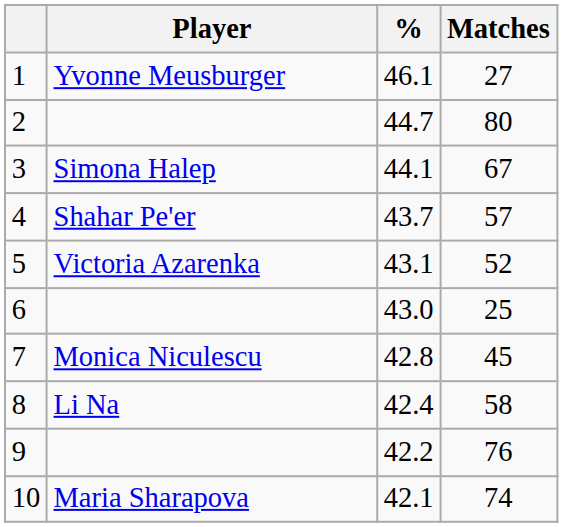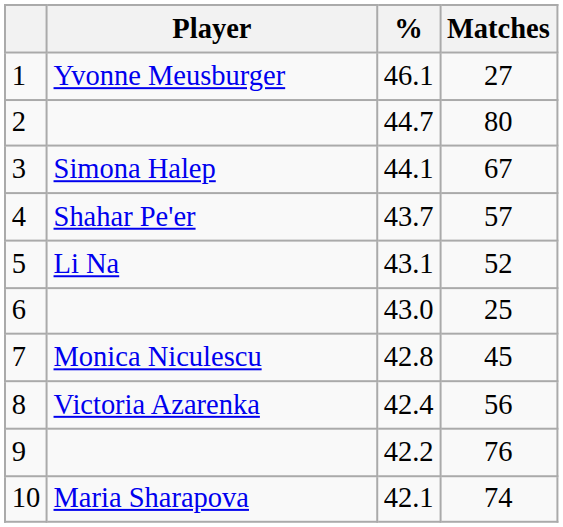(157, 263) Victoria Azarenka -> (86, 263) Li Na
(86, 404) Li Na -> (157, 404) Victoria Azarenka
(498, 404) 58 -> (498, 404) 56
